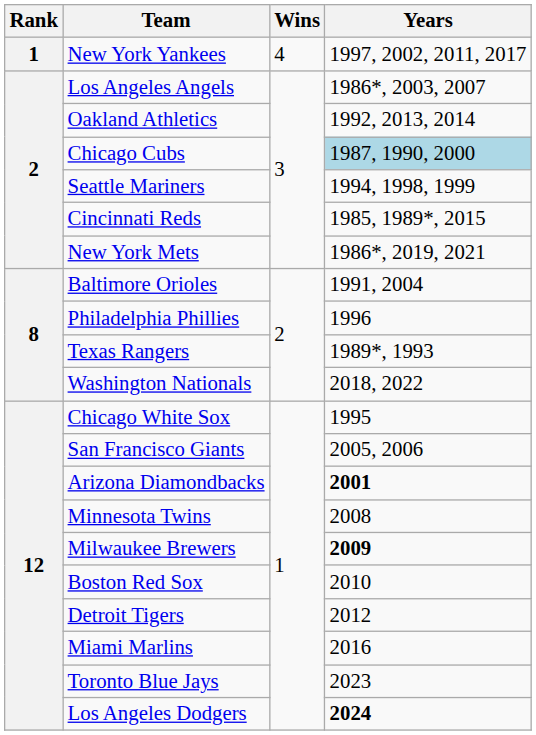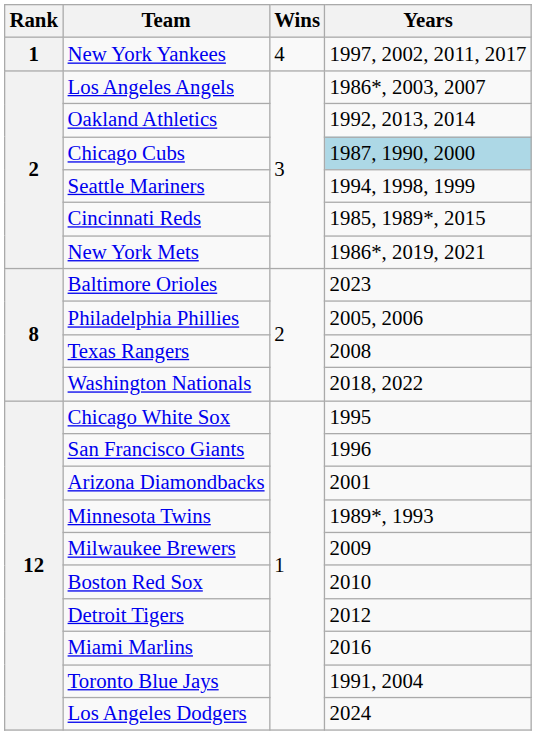(376, 284) 1991, 2004 -> (350, 284) 2023
(350, 317) 1996 -> (376, 317) 2005, 2006
(382, 350) 1989*, 1993 -> (350, 350) 2008
(376, 449) 2005, 2006 -> (350, 449) 1996
(350, 482) bold -> (350, 482) normal
(350, 515) 2008 -> (382, 515) 1989*, 1993
(350, 548) bold -> (350, 548) normal
(350, 680) 2023 -> (376, 680) 1991, 2004
(350, 713) bold -> (350, 713) normal
